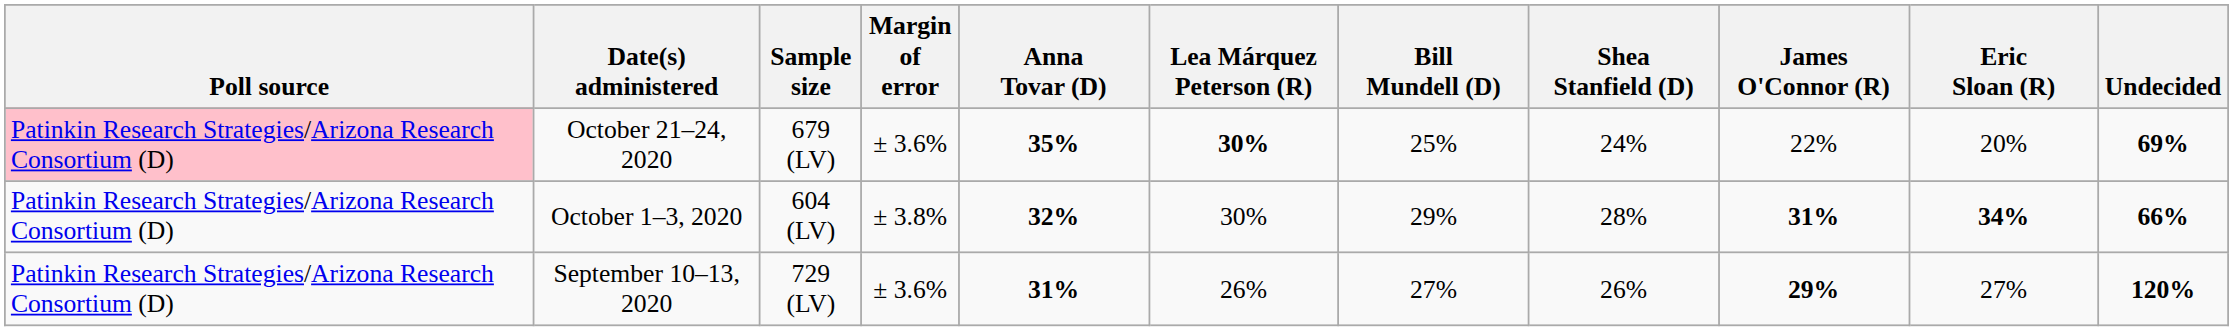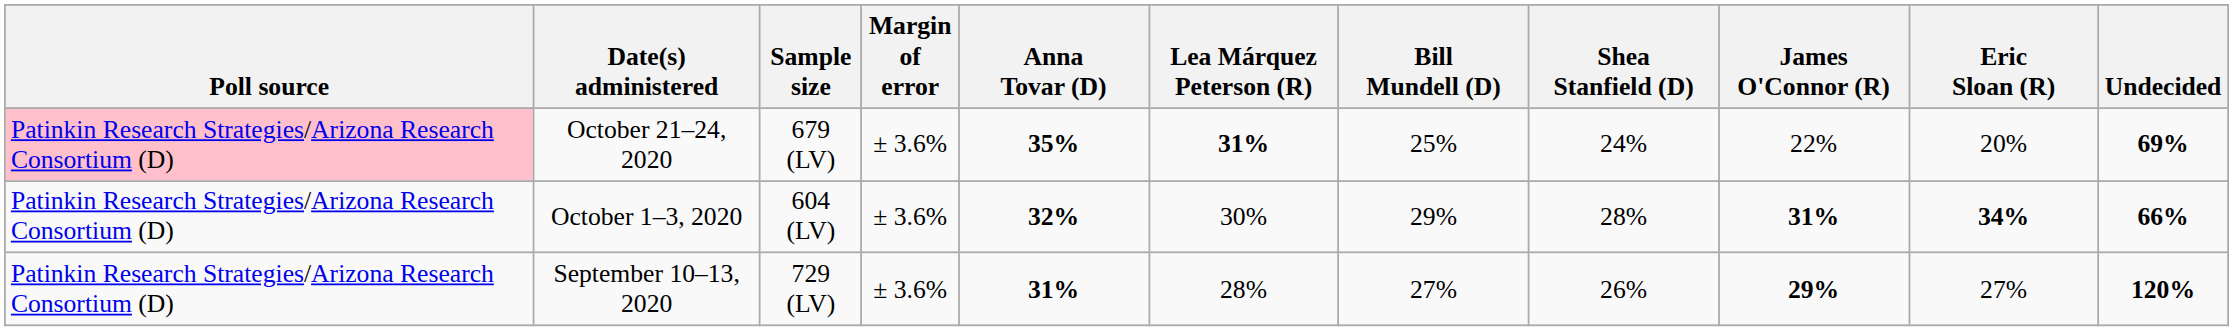(1244, 143) 30% -> (1244, 143) 31%
(910, 216) ± 3.8% -> (910, 216) ± 3.6%
(1244, 289) 26% -> (1244, 289) 28%
